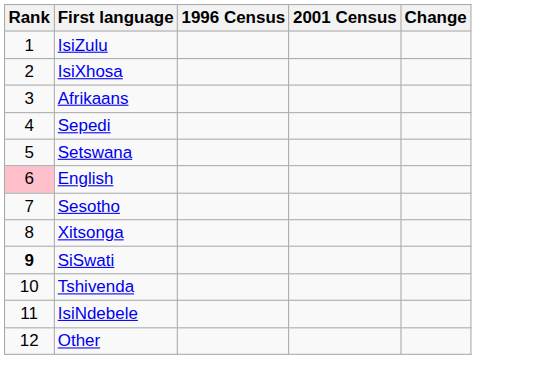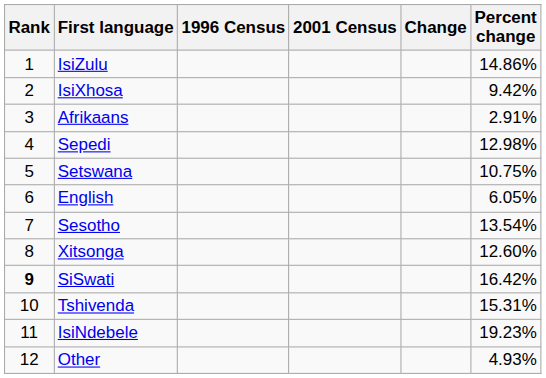+ column: (506, 27)
(29, 179) pink background -> (29, 198) no background
